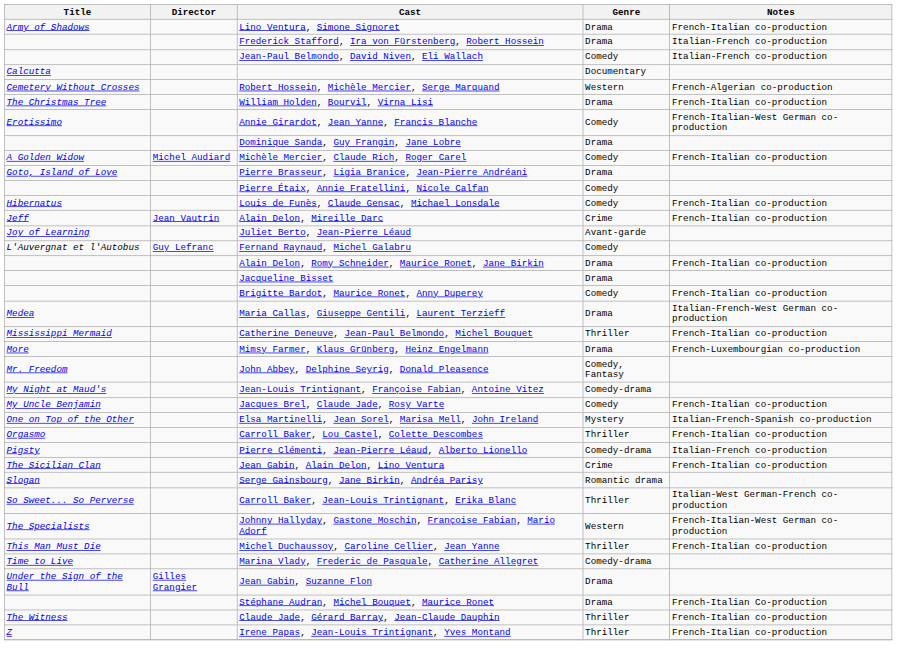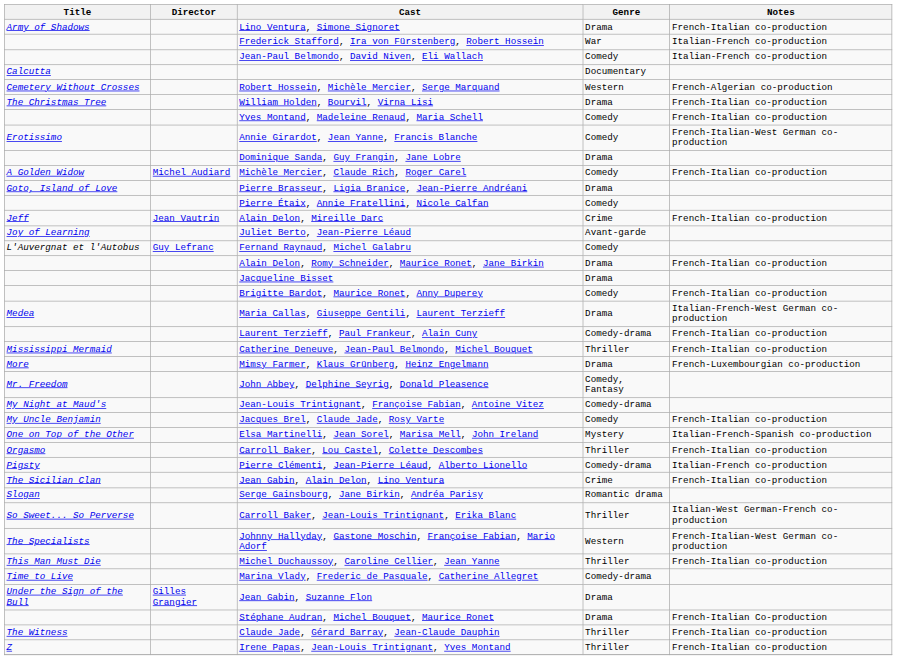(599, 42) Drama -> (593, 42) War
+ row: (77, 117)
- row: (34, 203)
+ row: (77, 334)
